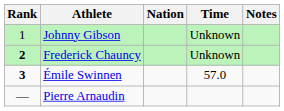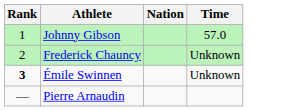- column: (261, 14)
(215, 34) Unknown -> (215, 34) 57.0
(22, 55) bold -> (22, 55) normal
(215, 75) 57.0 -> (215, 75) Unknown
